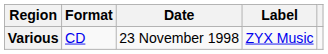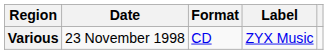columns swapped: (179, 15) <-> (89, 15)
